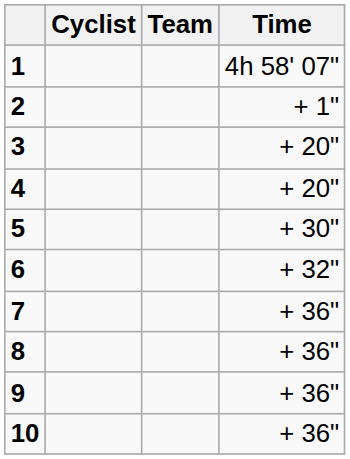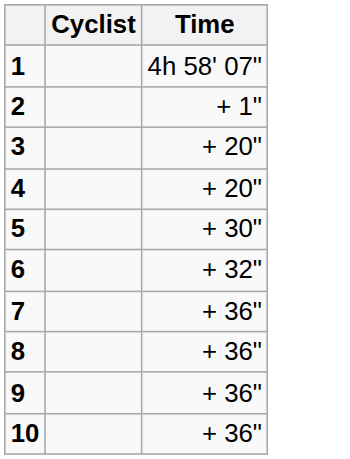- column: (180, 24)
